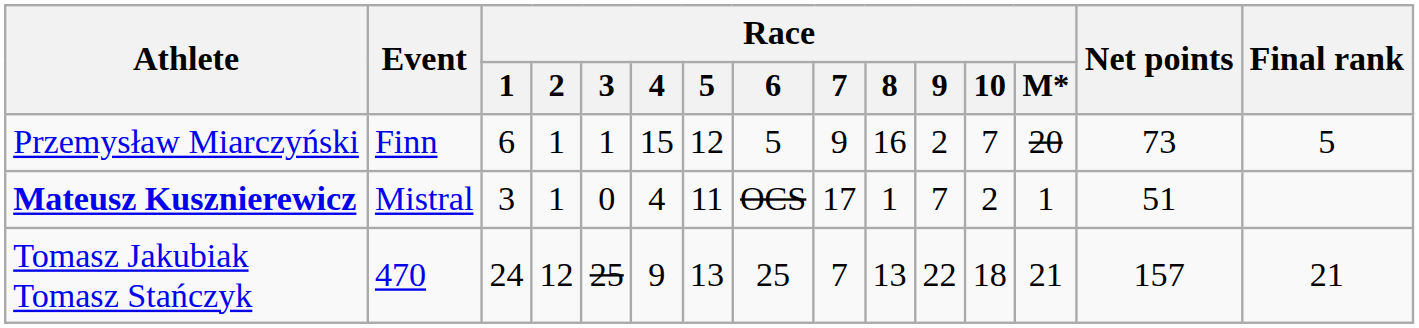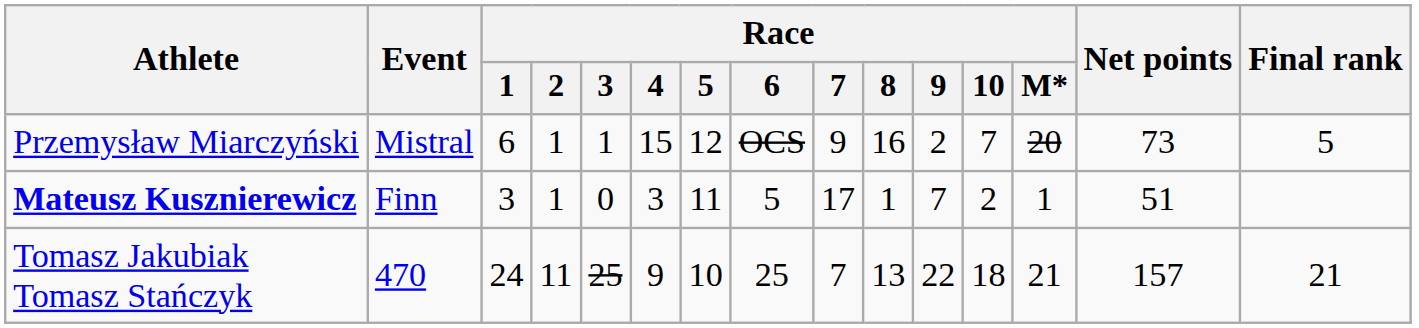(406, 142) Finn -> (424, 142) Mistral
(773, 142) 5 -> (772, 142) OCS
(424, 198) Mistral -> (406, 198) Finn
(657, 198) 4 -> (656, 198) 3
(773, 198) OCS -> (772, 198) 5
(557, 275) 12 -> (556, 275) 11
(707, 275) 13 -> (706, 275) 10
